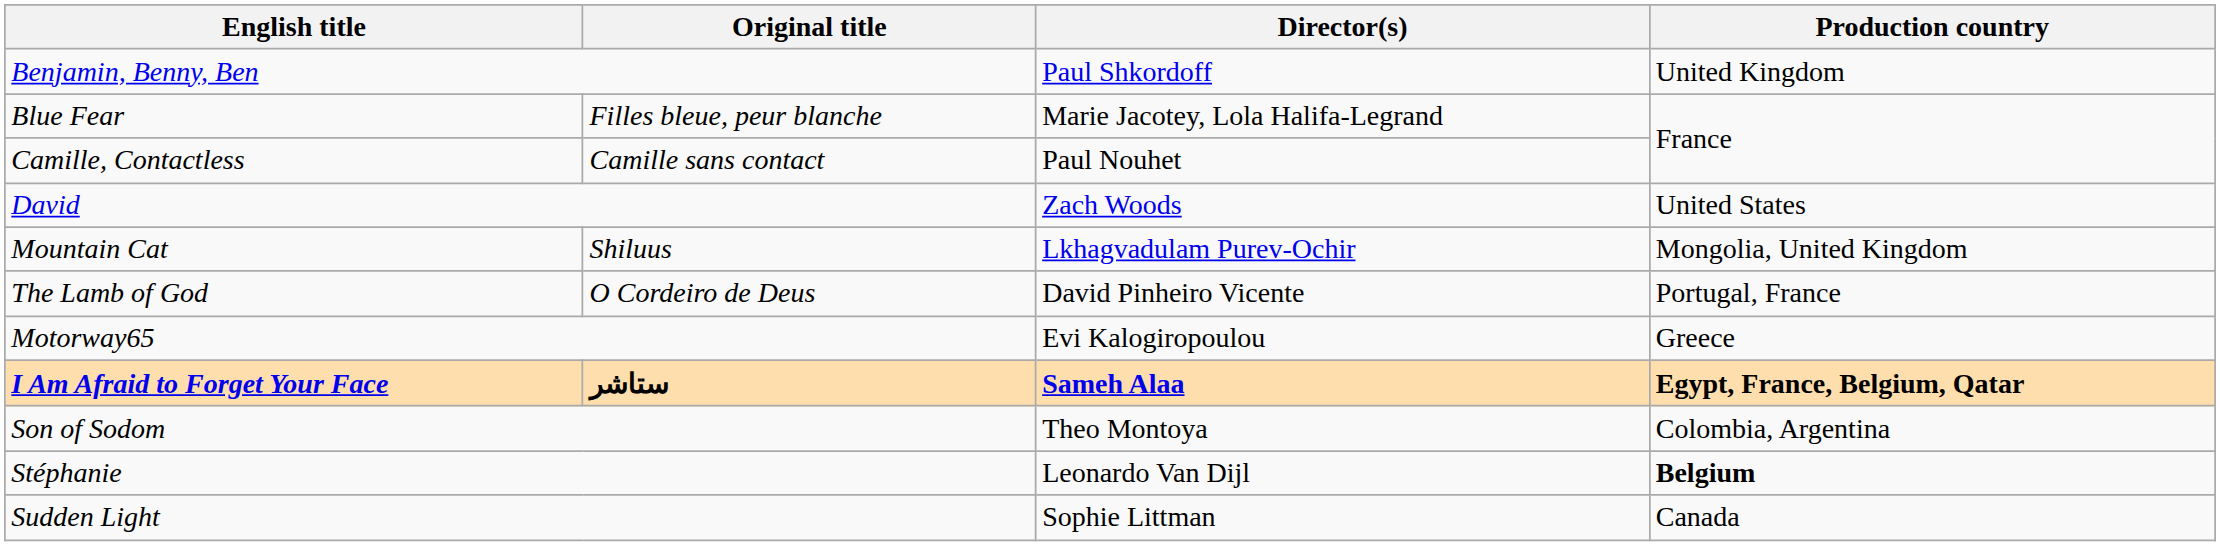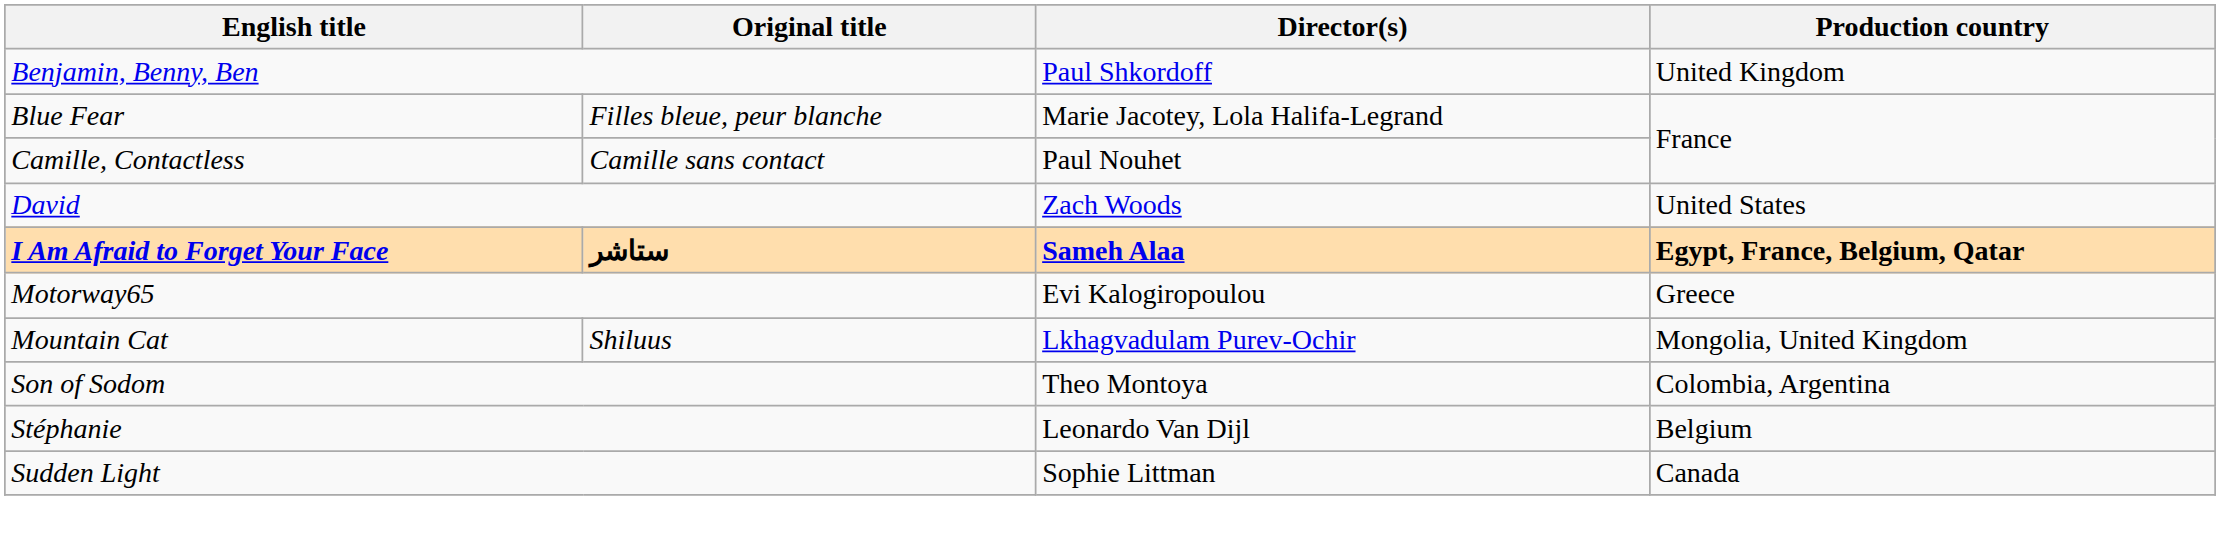rows swapped: (200, 382) <-> (90, 248)
- row: (110, 293)
(1706, 472) bold -> (1704, 428) normal
